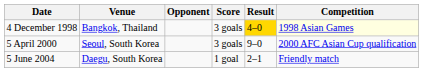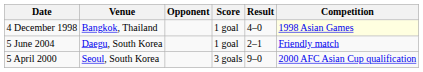(228, 28) 3 goals -> (226, 28) 1 goal
(254, 28) gold background -> (254, 28) no background
rows swapped: (32, 43) <-> (31, 59)
